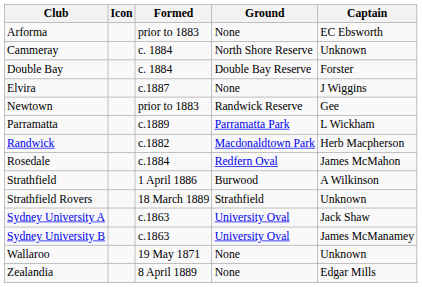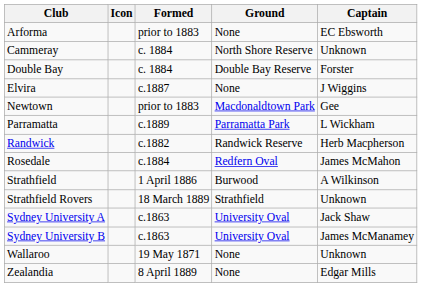(259, 106) Randwick Reserve -> (265, 106) Macdonaldtown Park
(265, 143) Macdonaldtown Park -> (259, 143) Randwick Reserve
